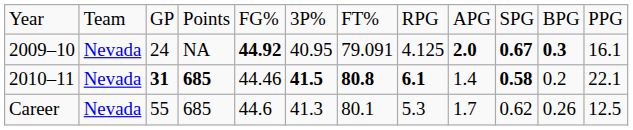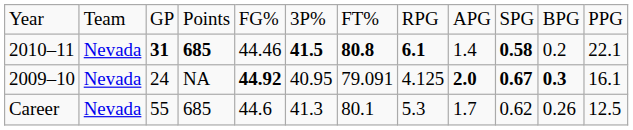rows swapped: (42, 49) <-> (42, 79)
